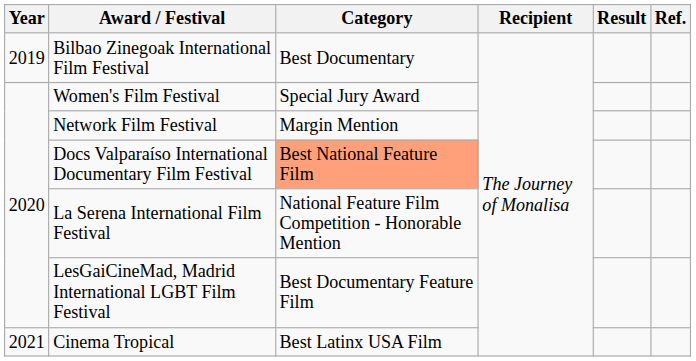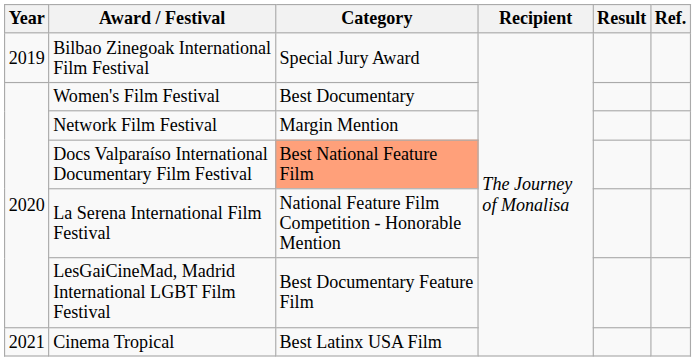(347, 57) Best Documentary -> (350, 57) Special Jury Award
(350, 96) Special Jury Award -> (347, 96) Best Documentary
